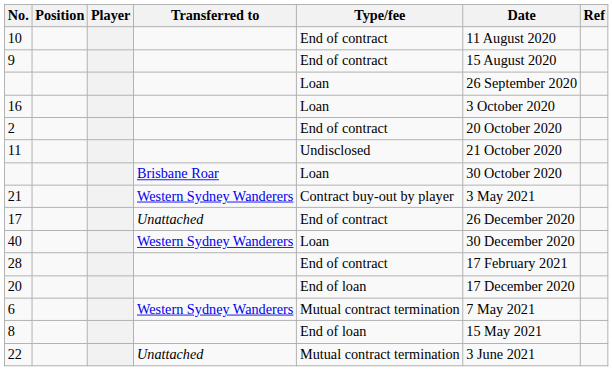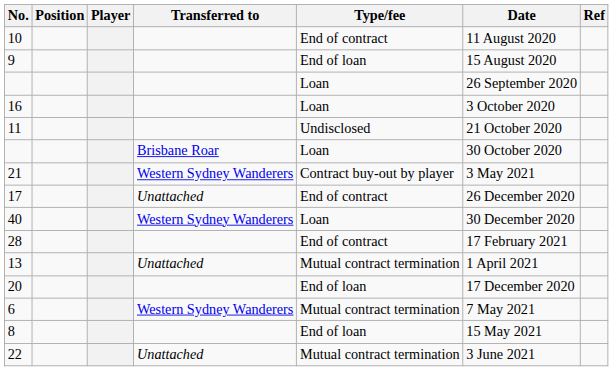(344, 60) End of contract -> (333, 60) End of loan
- row: (11, 128)
+ row: (15, 264)
